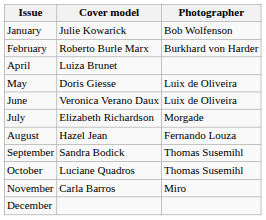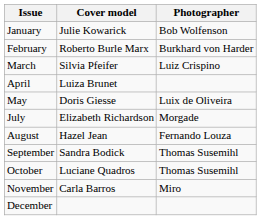+ row: (21, 65)
- row: (17, 100)
